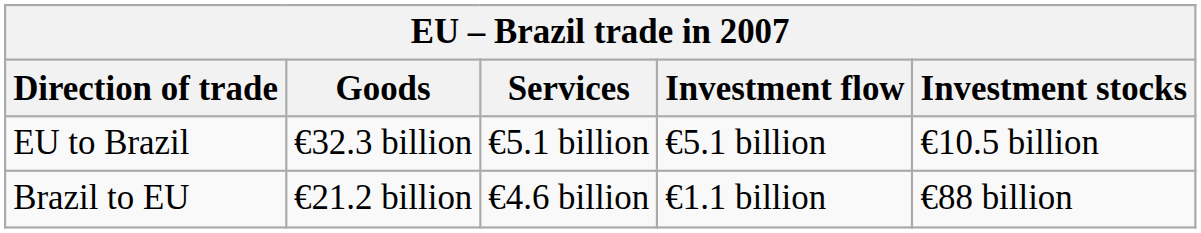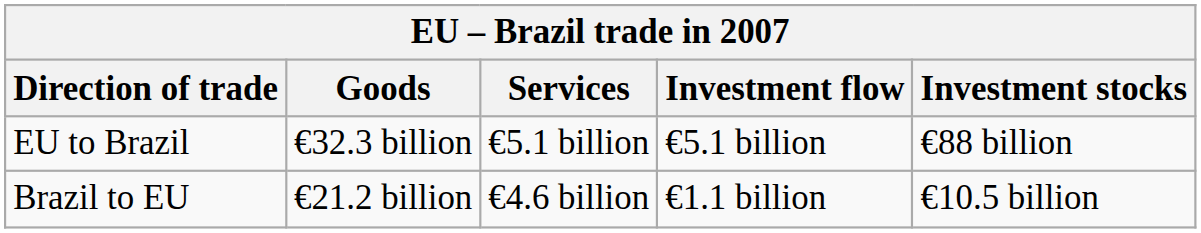(1010, 142) €10.5 billion -> (997, 142) €88 billion
(997, 198) €88 billion -> (1010, 198) €10.5 billion
